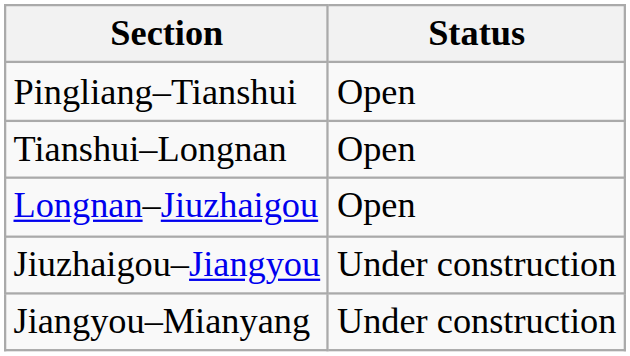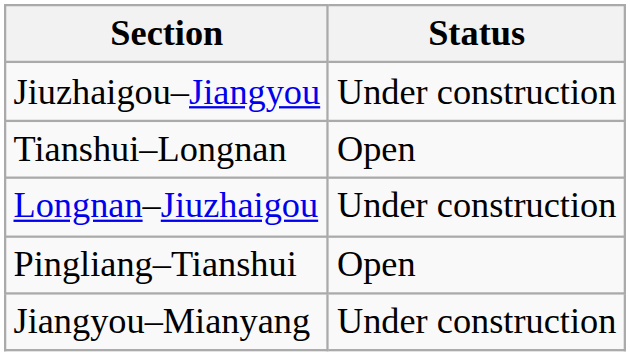rows swapped: (155, 90) <-> (167, 263)
(376, 206) Open -> (477, 206) Under construction
